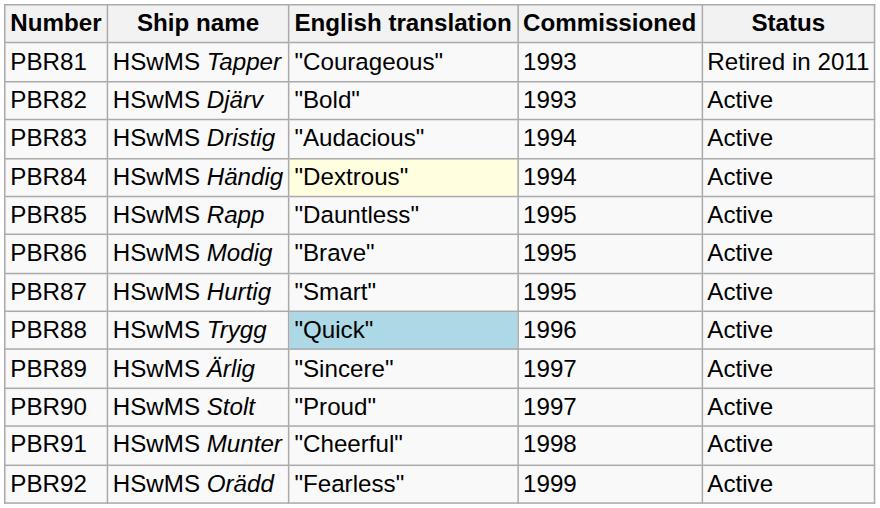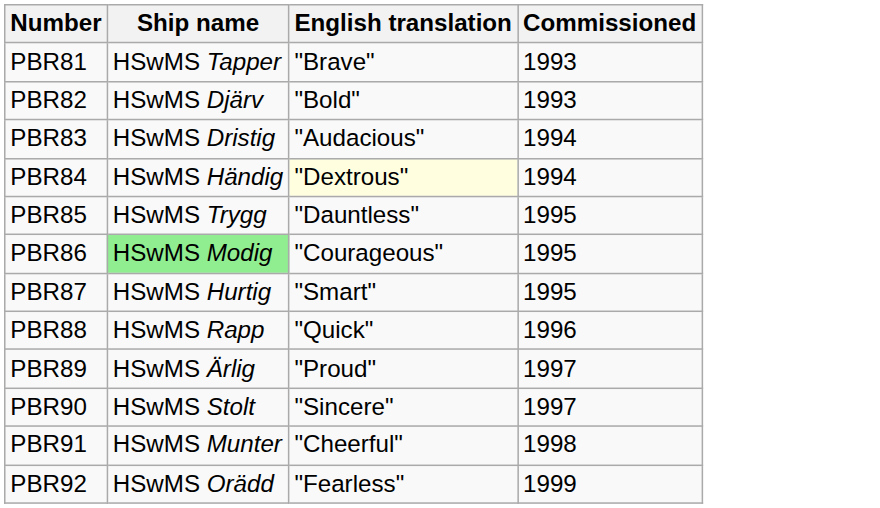- column: (788, 23)
(369, 61) "Courageous" -> (335, 61) "Brave"
(189, 215) HSwMS Rapp -> (190, 215) HSwMS Trygg
(193, 253) no background -> (193, 253) lightgreen background
(335, 253) "Brave" -> (369, 253) "Courageous"
(190, 330) HSwMS Trygg -> (189, 330) HSwMS Rapp
(334, 330) lightblue background -> (334, 330) no background
(344, 368) "Sincere" -> (335, 368) "Proud"
(335, 406) "Proud" -> (344, 406) "Sincere"
